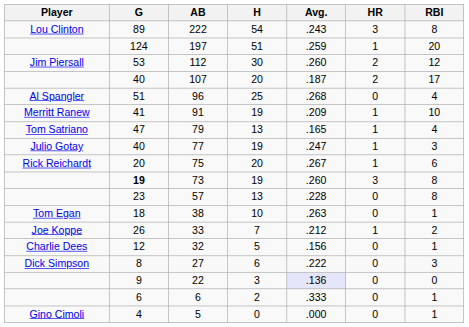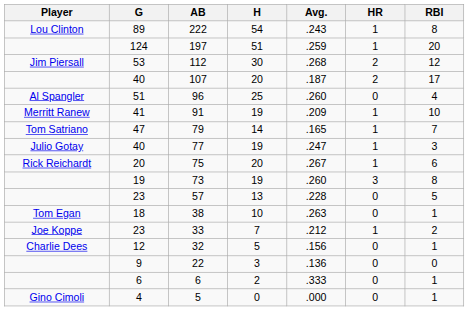(375, 29) 3 -> (375, 29) 1
(316, 63) .260 -> (316, 63) .268
(316, 96) .268 -> (316, 96) .260
(257, 130) 13 -> (257, 130) 14
(434, 130) 4 -> (434, 130) 7
(139, 180) bold -> (139, 180) normal
(434, 197) 8 -> (434, 197) 5
(139, 230) 26 -> (139, 230) 23
- row: (198, 264)
(316, 280) lavender background -> (316, 264) no background
